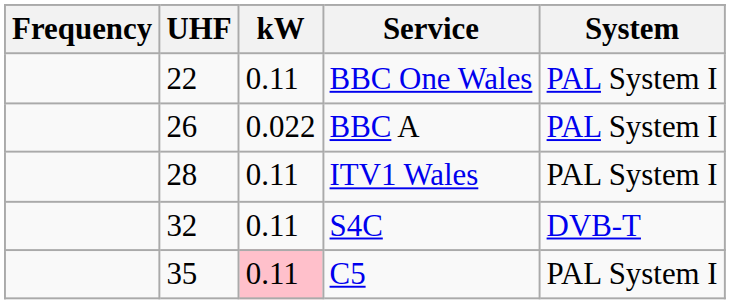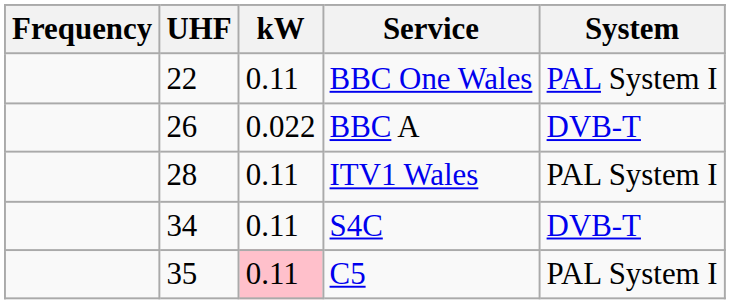(632, 126) PAL System I -> (594, 126) DVB-T
(182, 224) 32 -> (182, 224) 34
